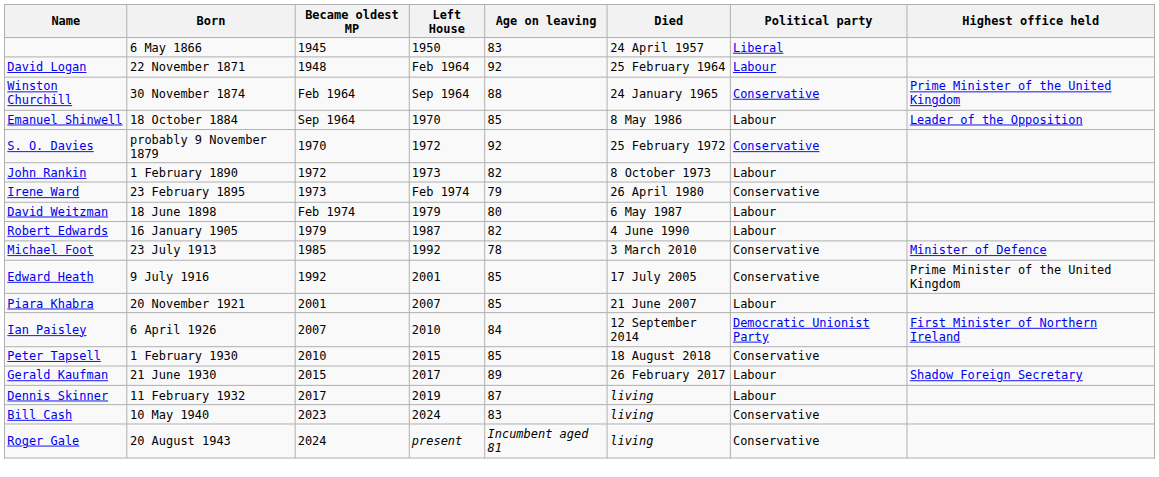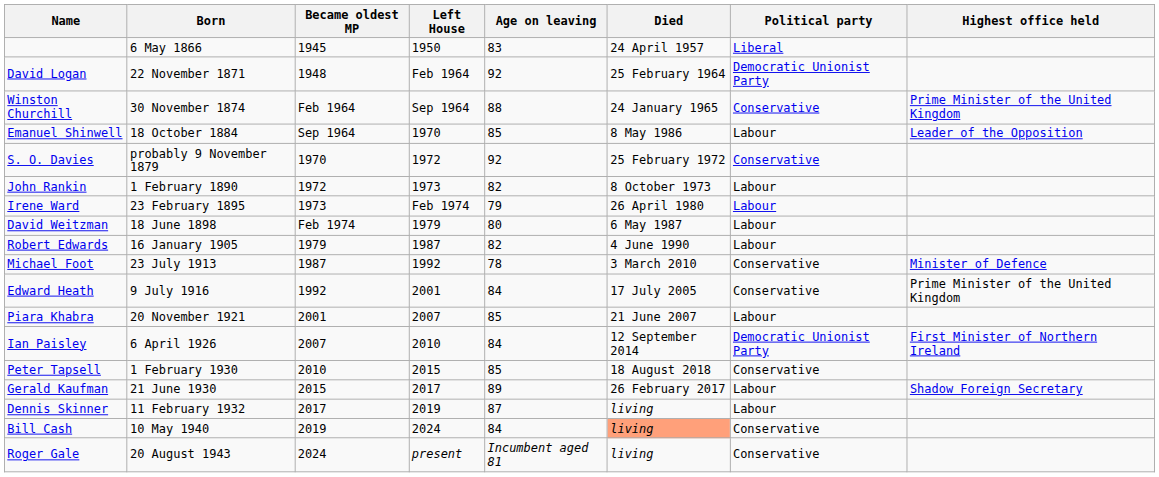(755, 67) Labour -> (801, 74) Democratic Unionist Party
(776, 192) Conservative -> (755, 206) Labour
(312, 251) 1985 -> (312, 264) 1987
(495, 277) 85 -> (495, 291) 84
(312, 415) 2023 -> (312, 428) 2019
(495, 415) 83 -> (495, 428) 84
(632, 415) no background -> (632, 428) lightsalmon background
